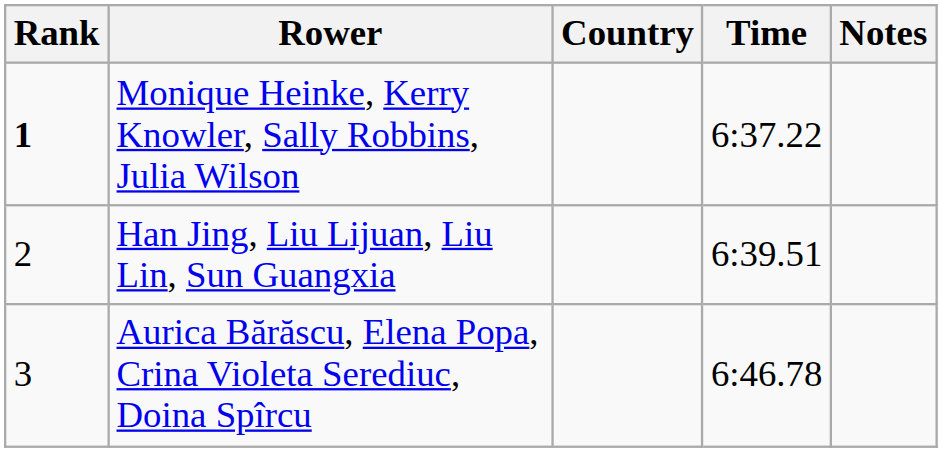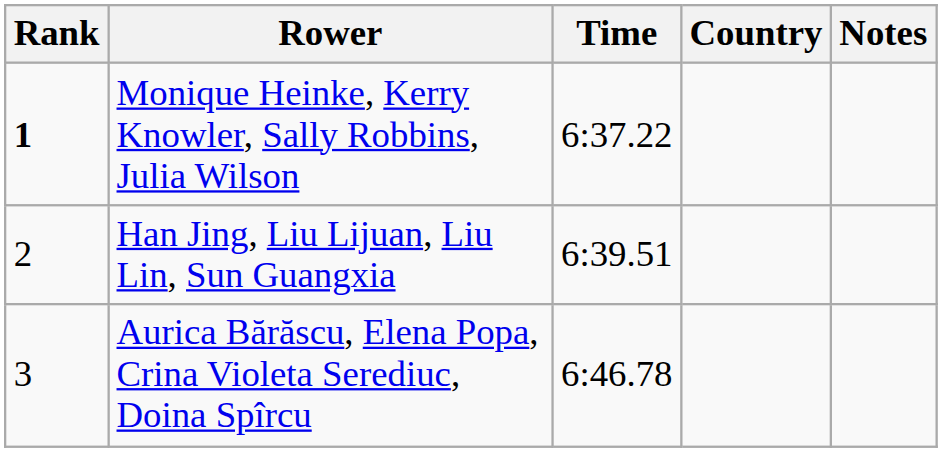columns swapped: (628, 33) <-> (767, 33)
